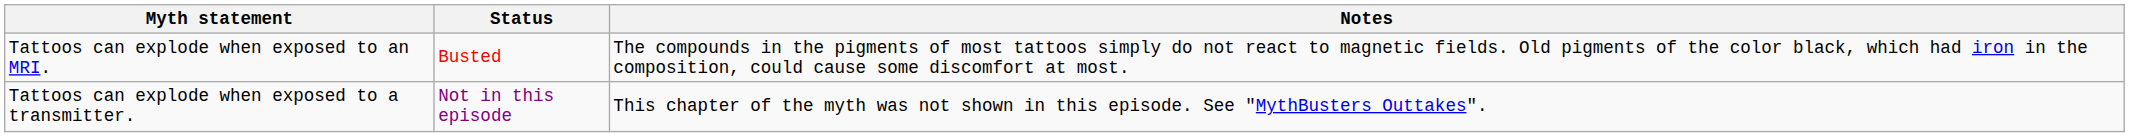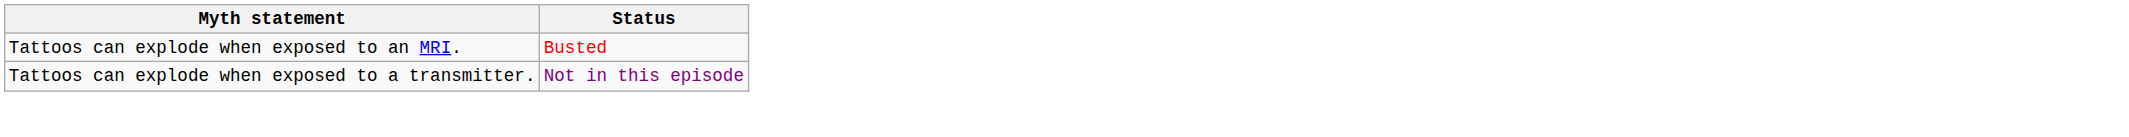- column: (1367, 19)
